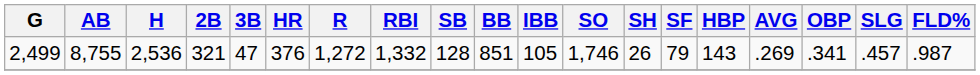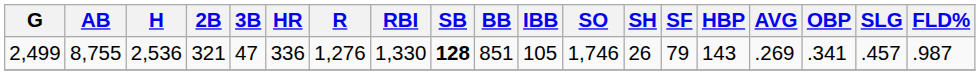(288, 53) 376 -> (288, 53) 336
(340, 53) 1,272 -> (340, 53) 1,276
(401, 53) 1,332 -> (401, 53) 1,330
(453, 53) normal -> (453, 53) bold
